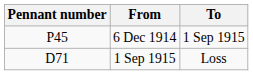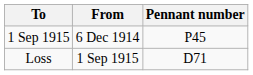columns swapped: (57, 15) <-> (214, 15)
